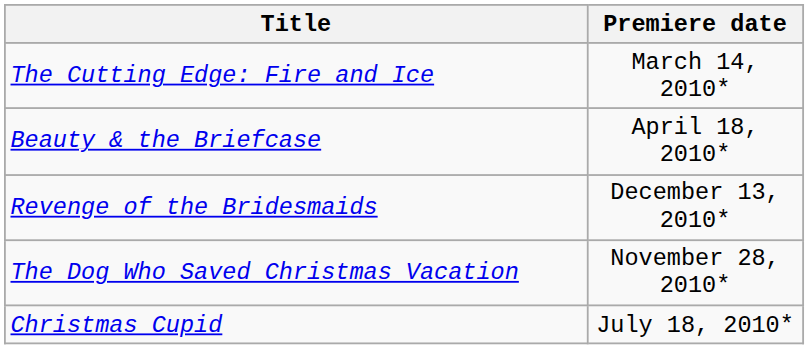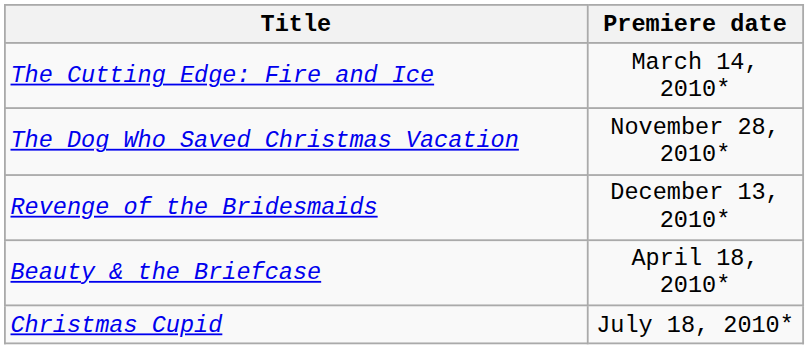rows swapped: (166, 142) <-> (265, 273)
